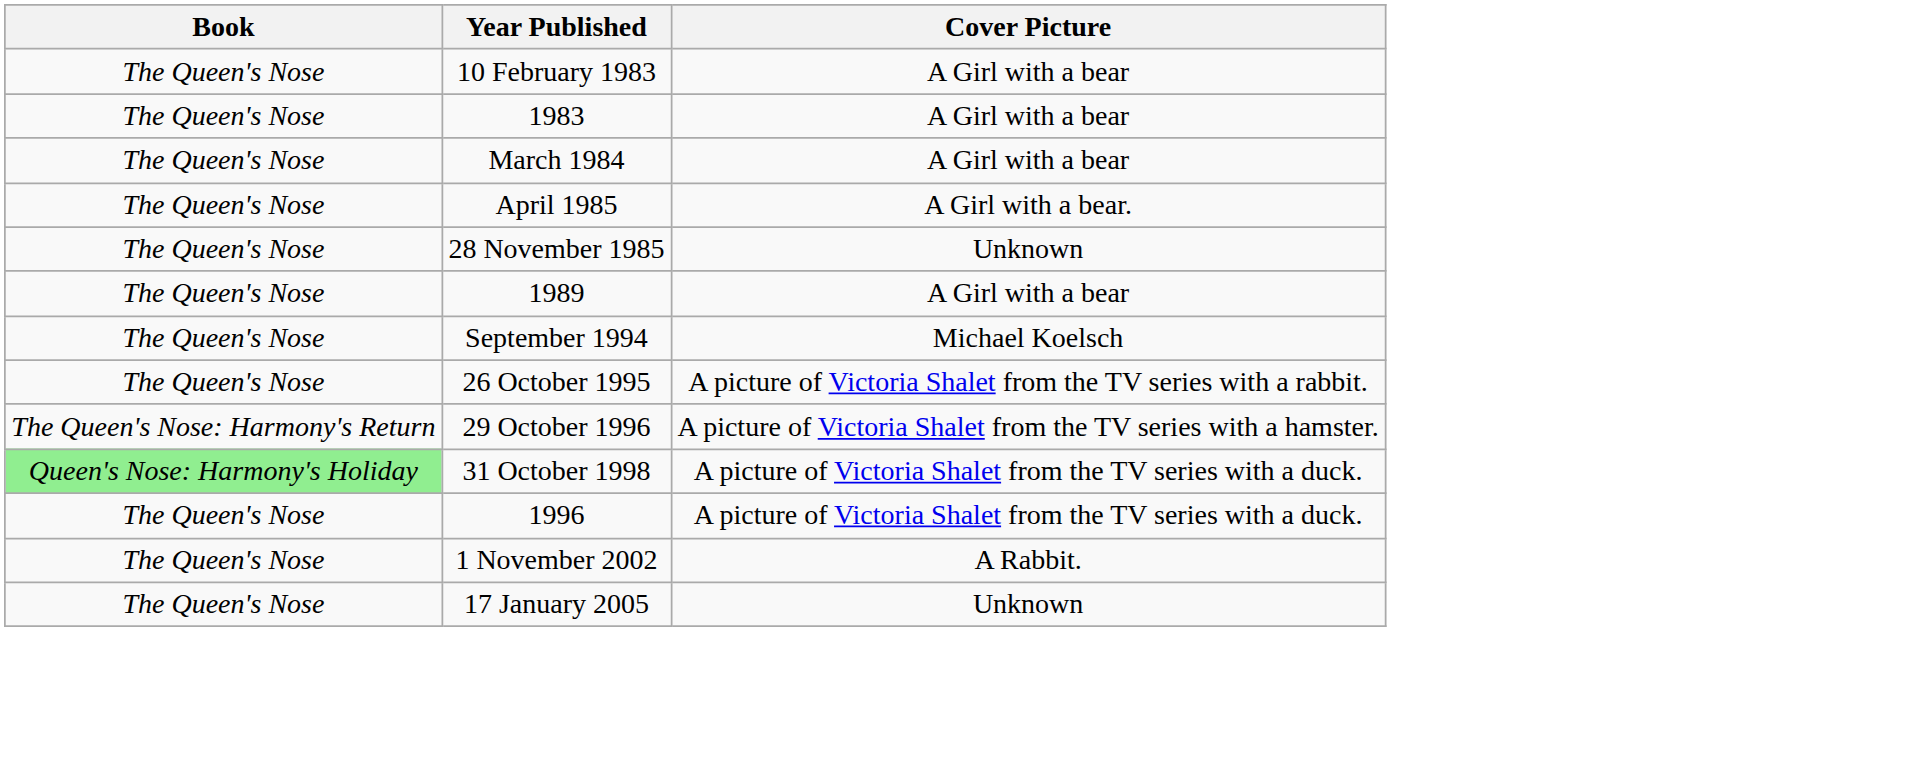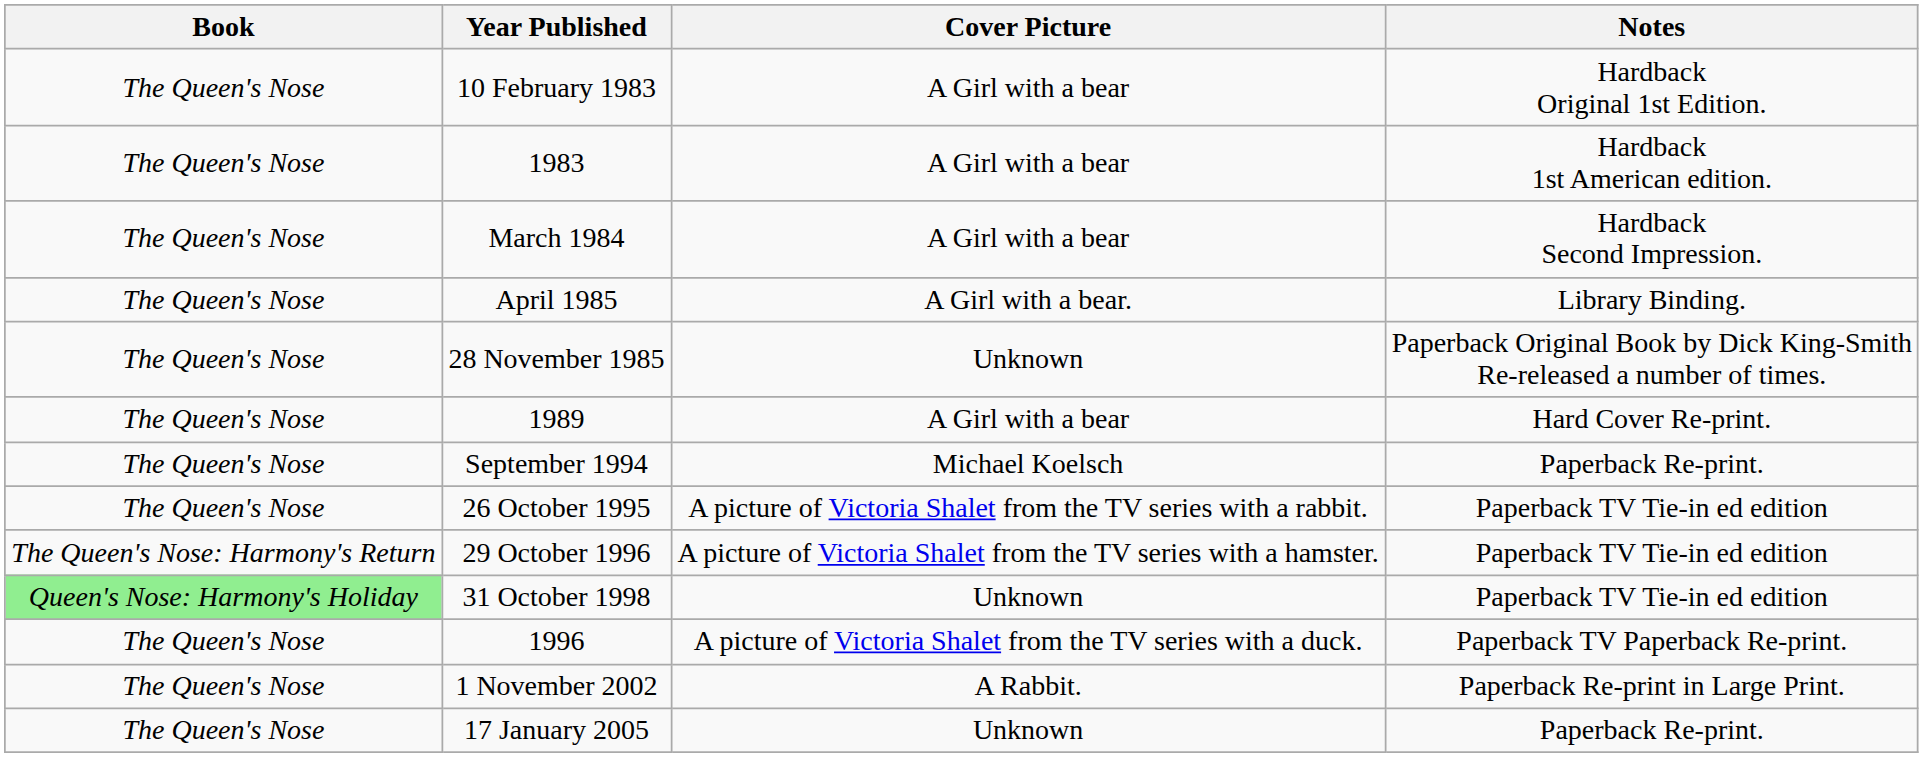+ column: (1652, 26)
(1028, 470) A picture of Victoria Shalet from the TV series with a duck. -> (1028, 596) Unknown
